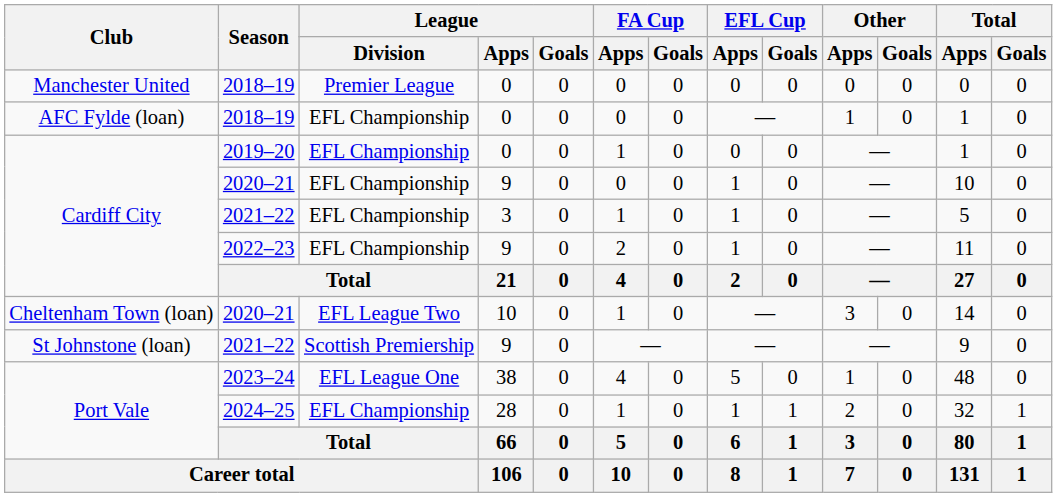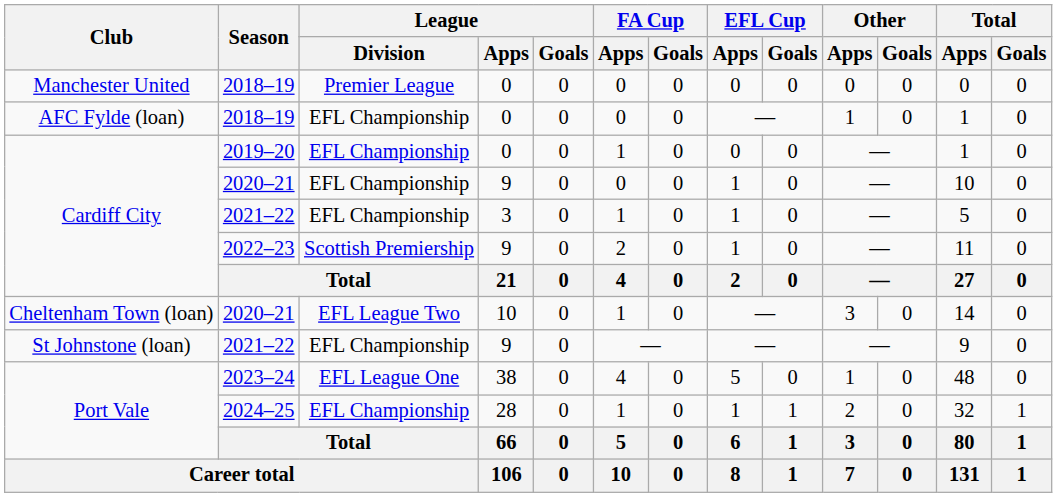(389, 248) EFL Championship -> (389, 248) Scottish Premiership
(389, 345) Scottish Premiership -> (389, 345) EFL Championship
